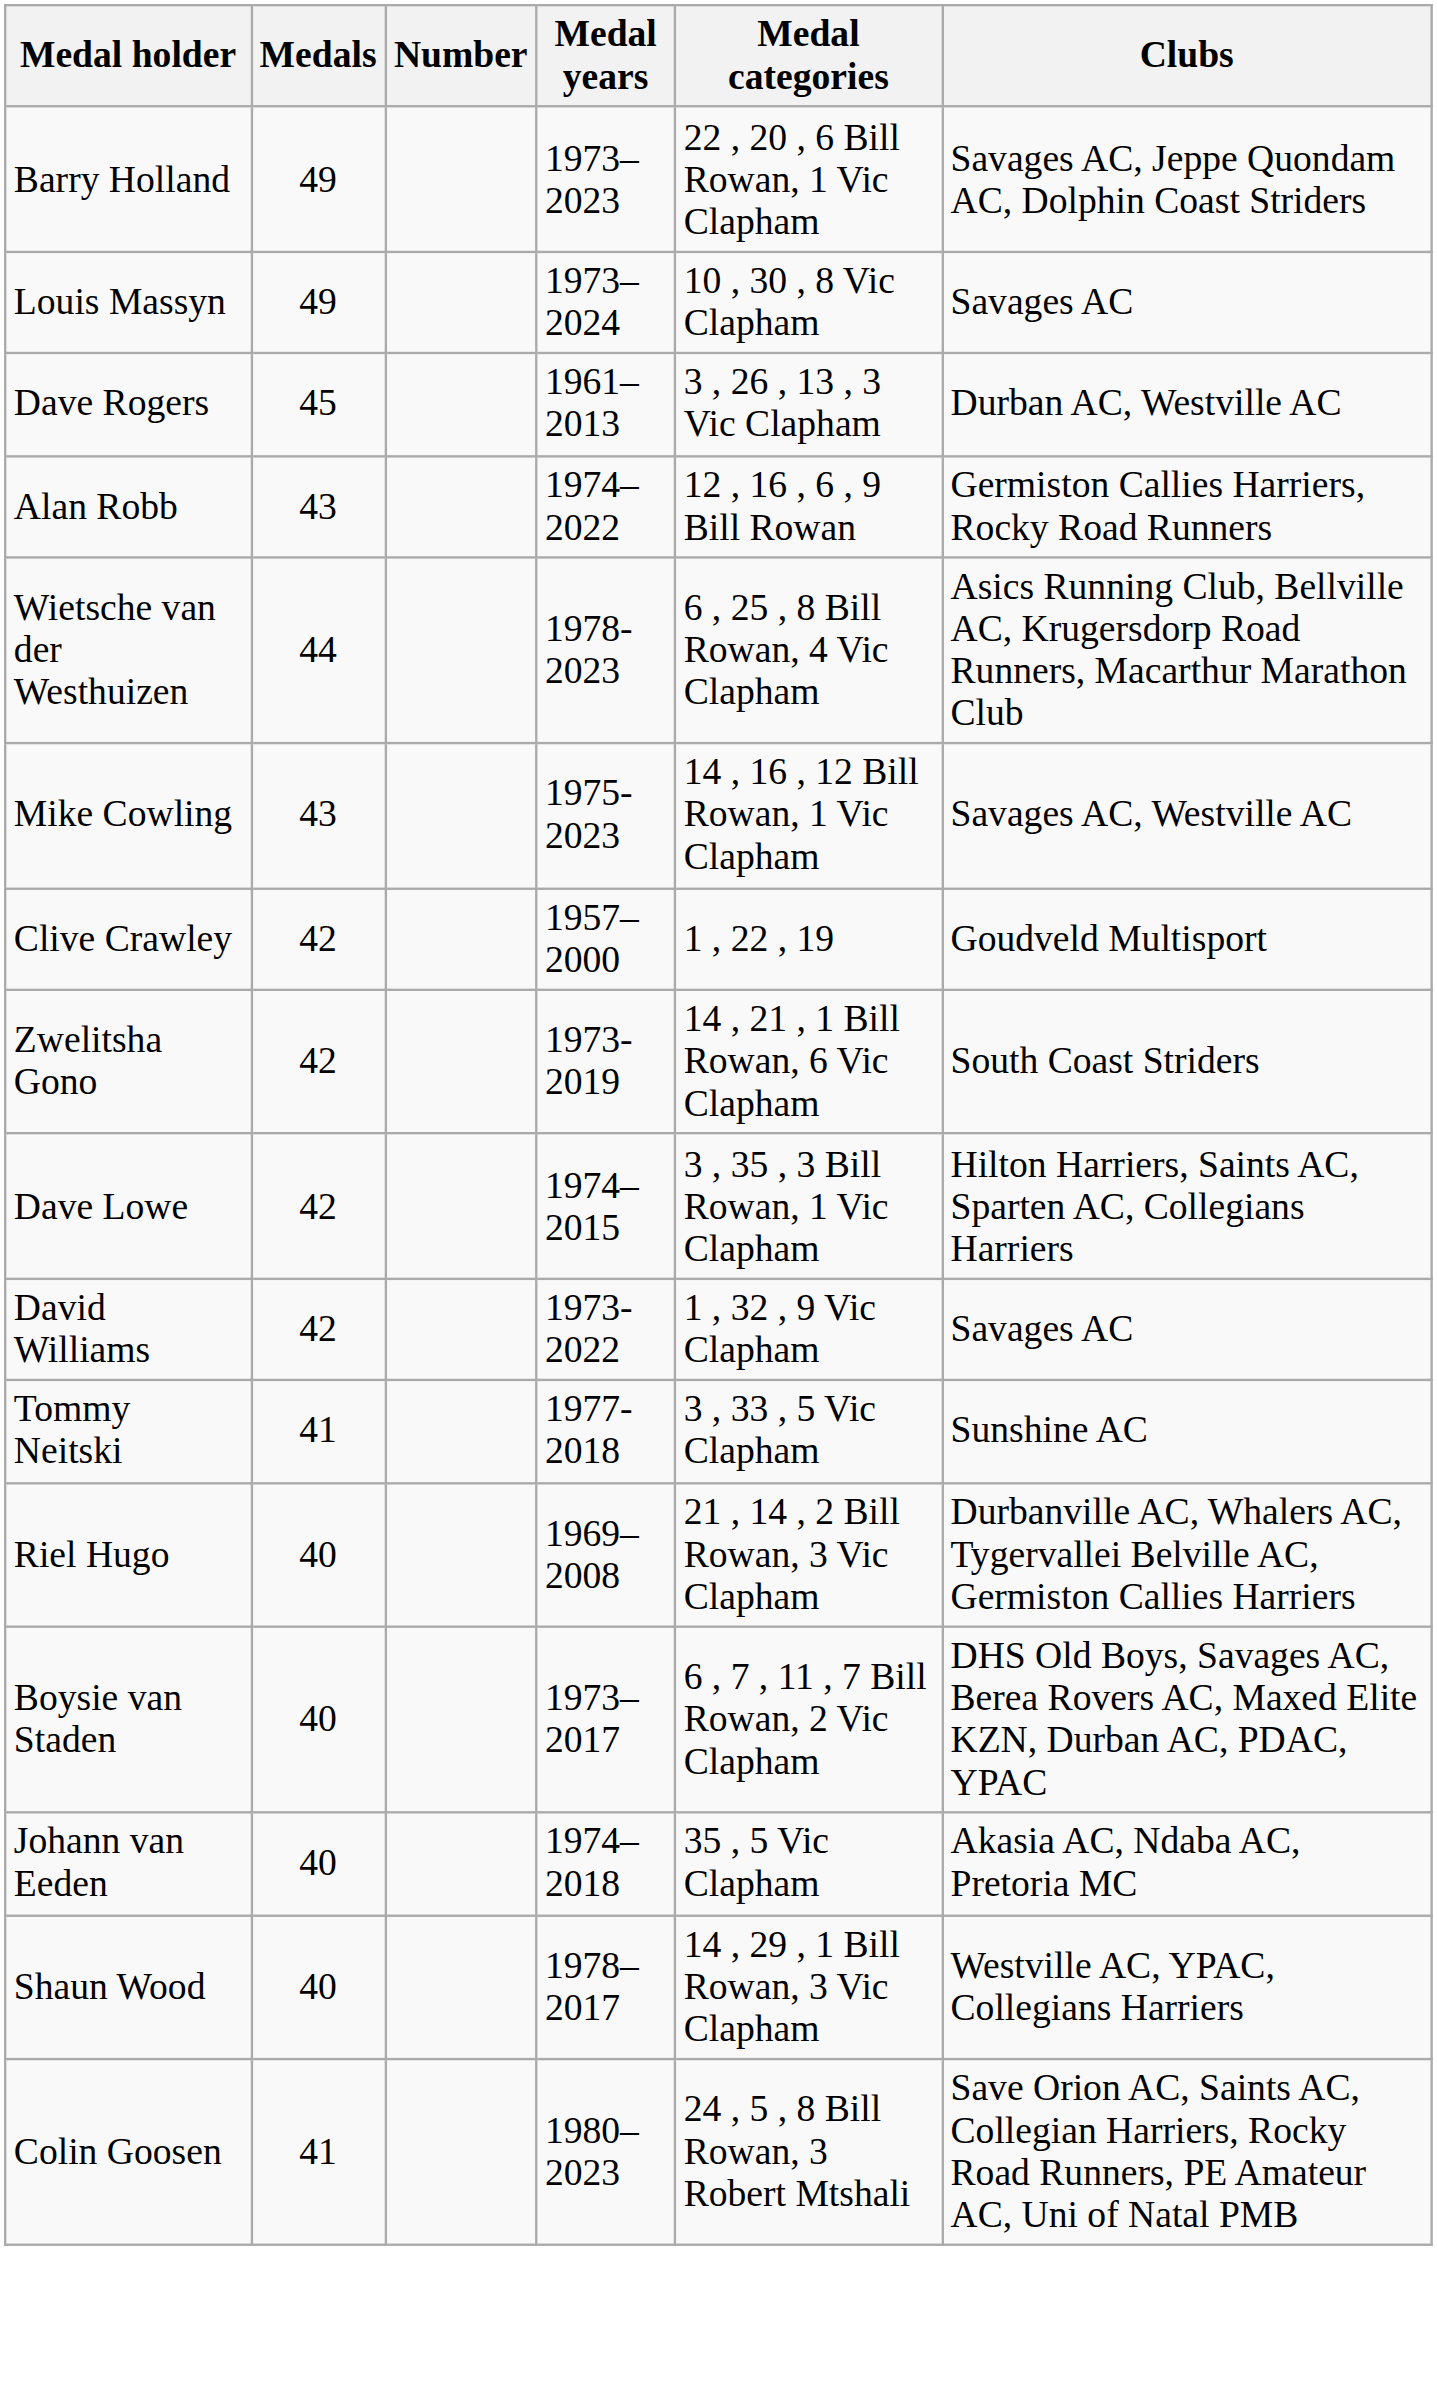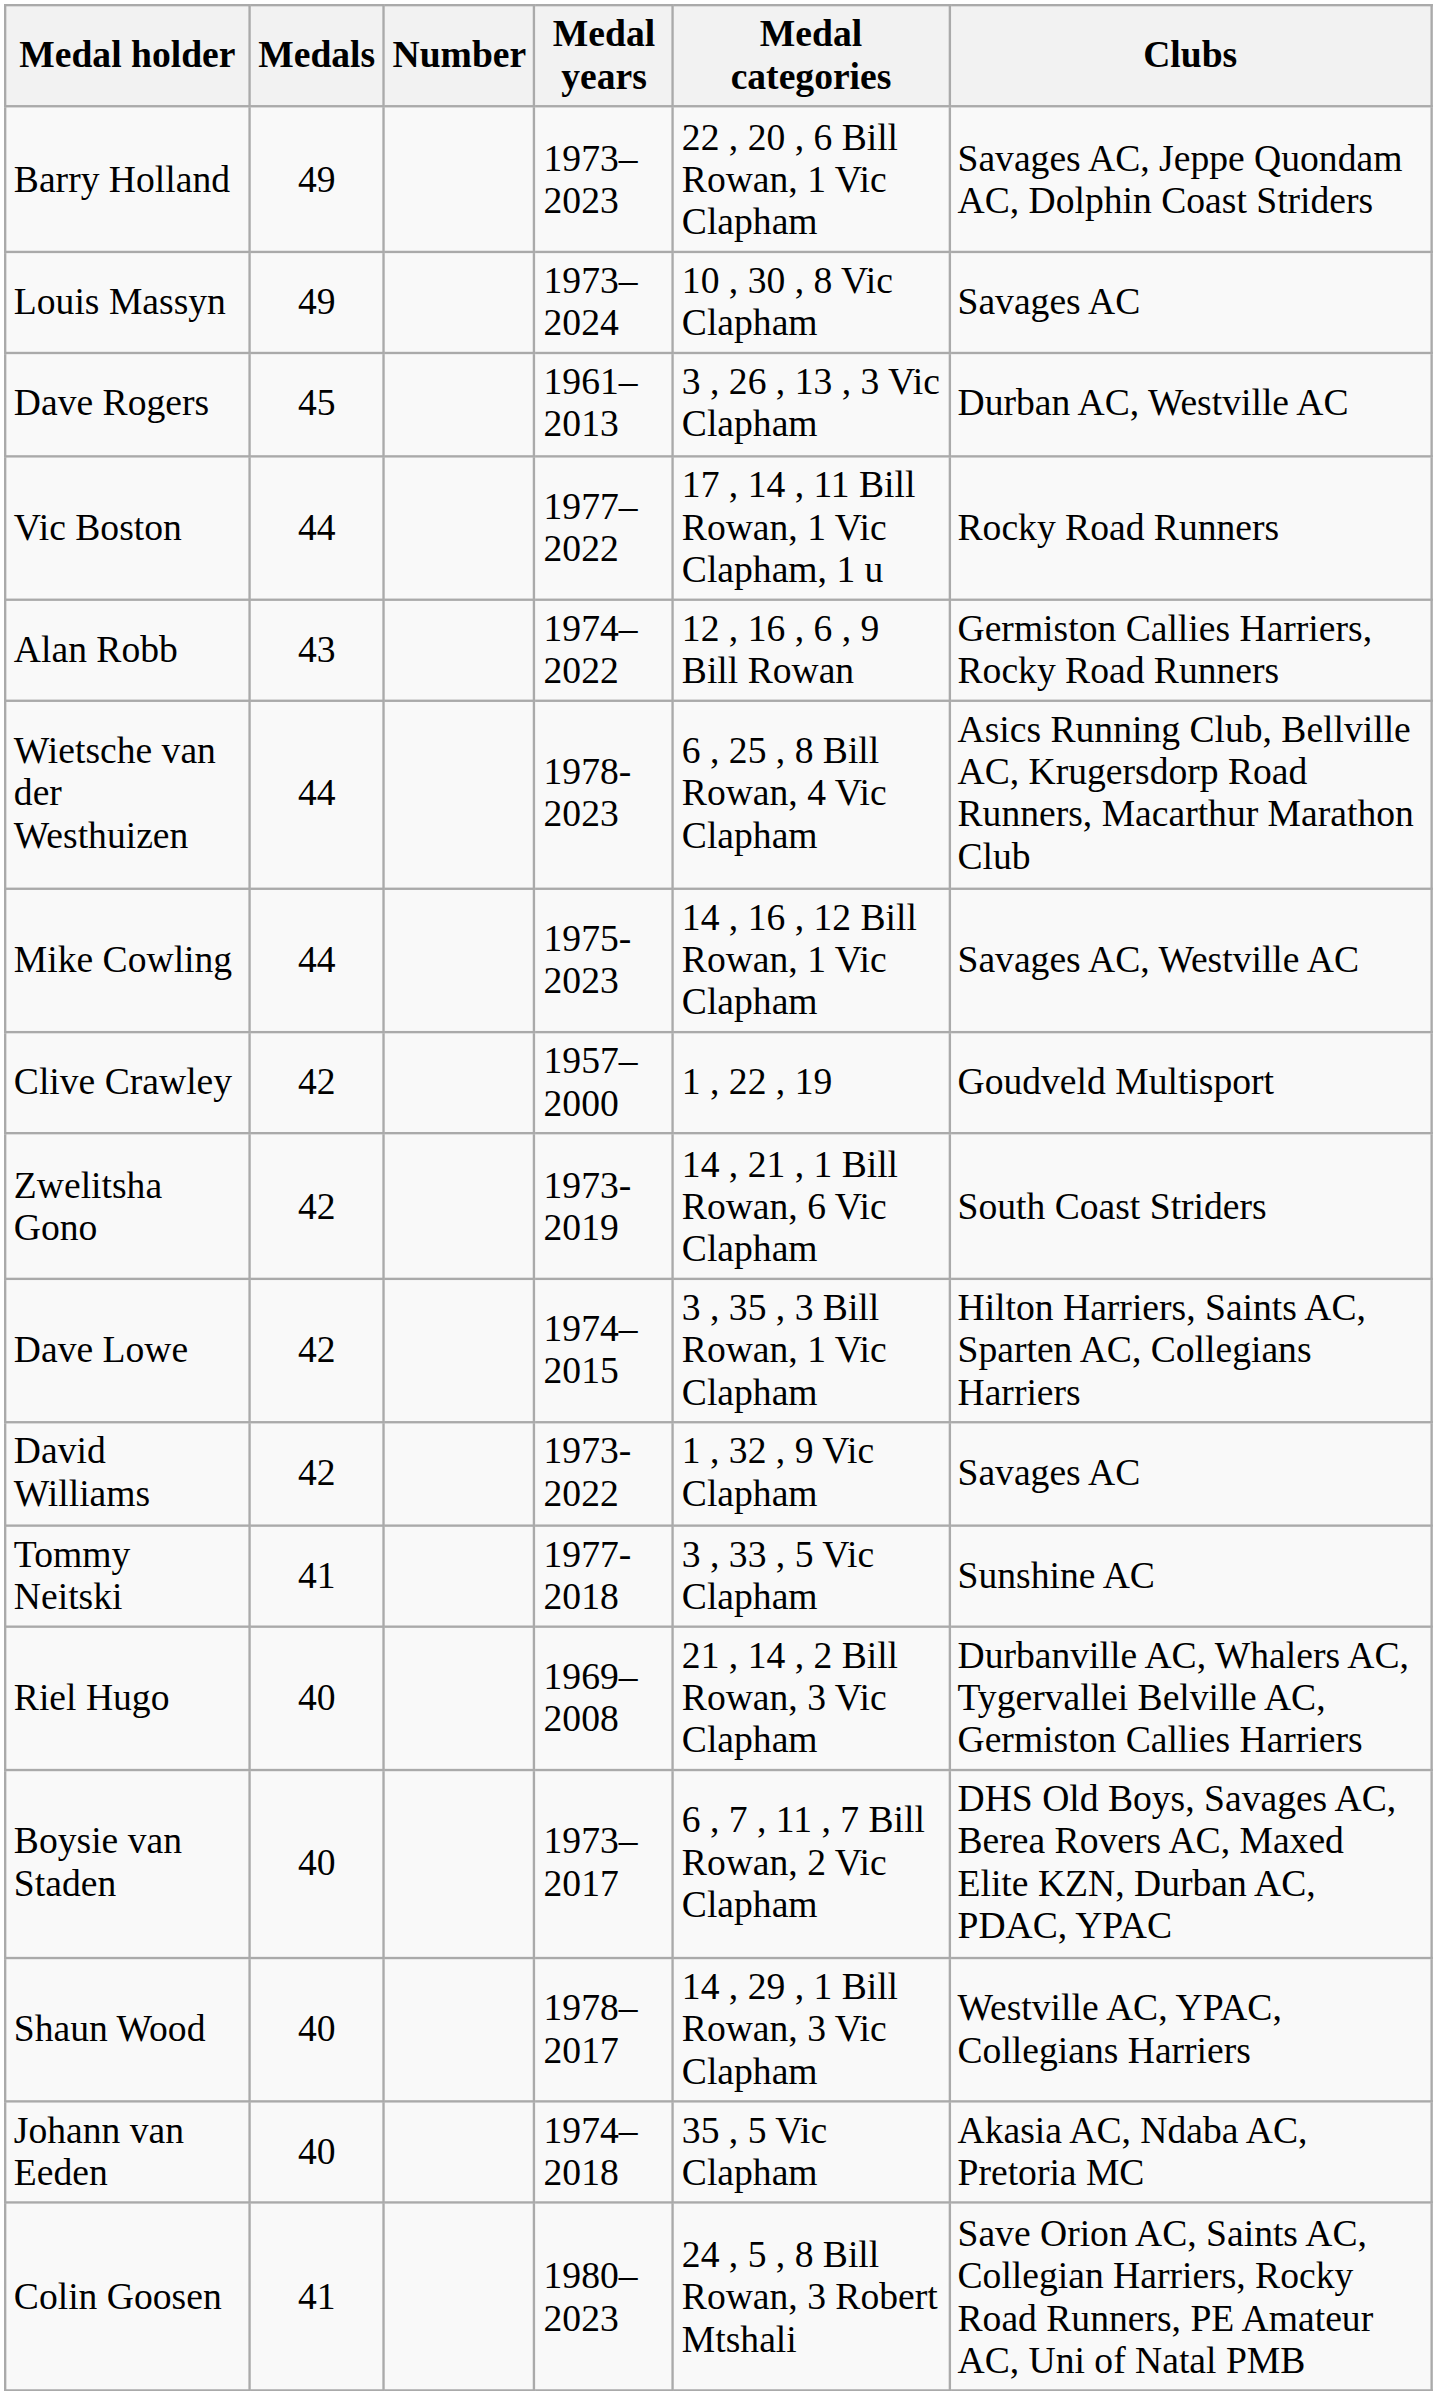+ row: (98, 526)
(318, 815) 43 -> (317, 959) 44
rows swapped: (110, 1986) <-> (99, 1863)
